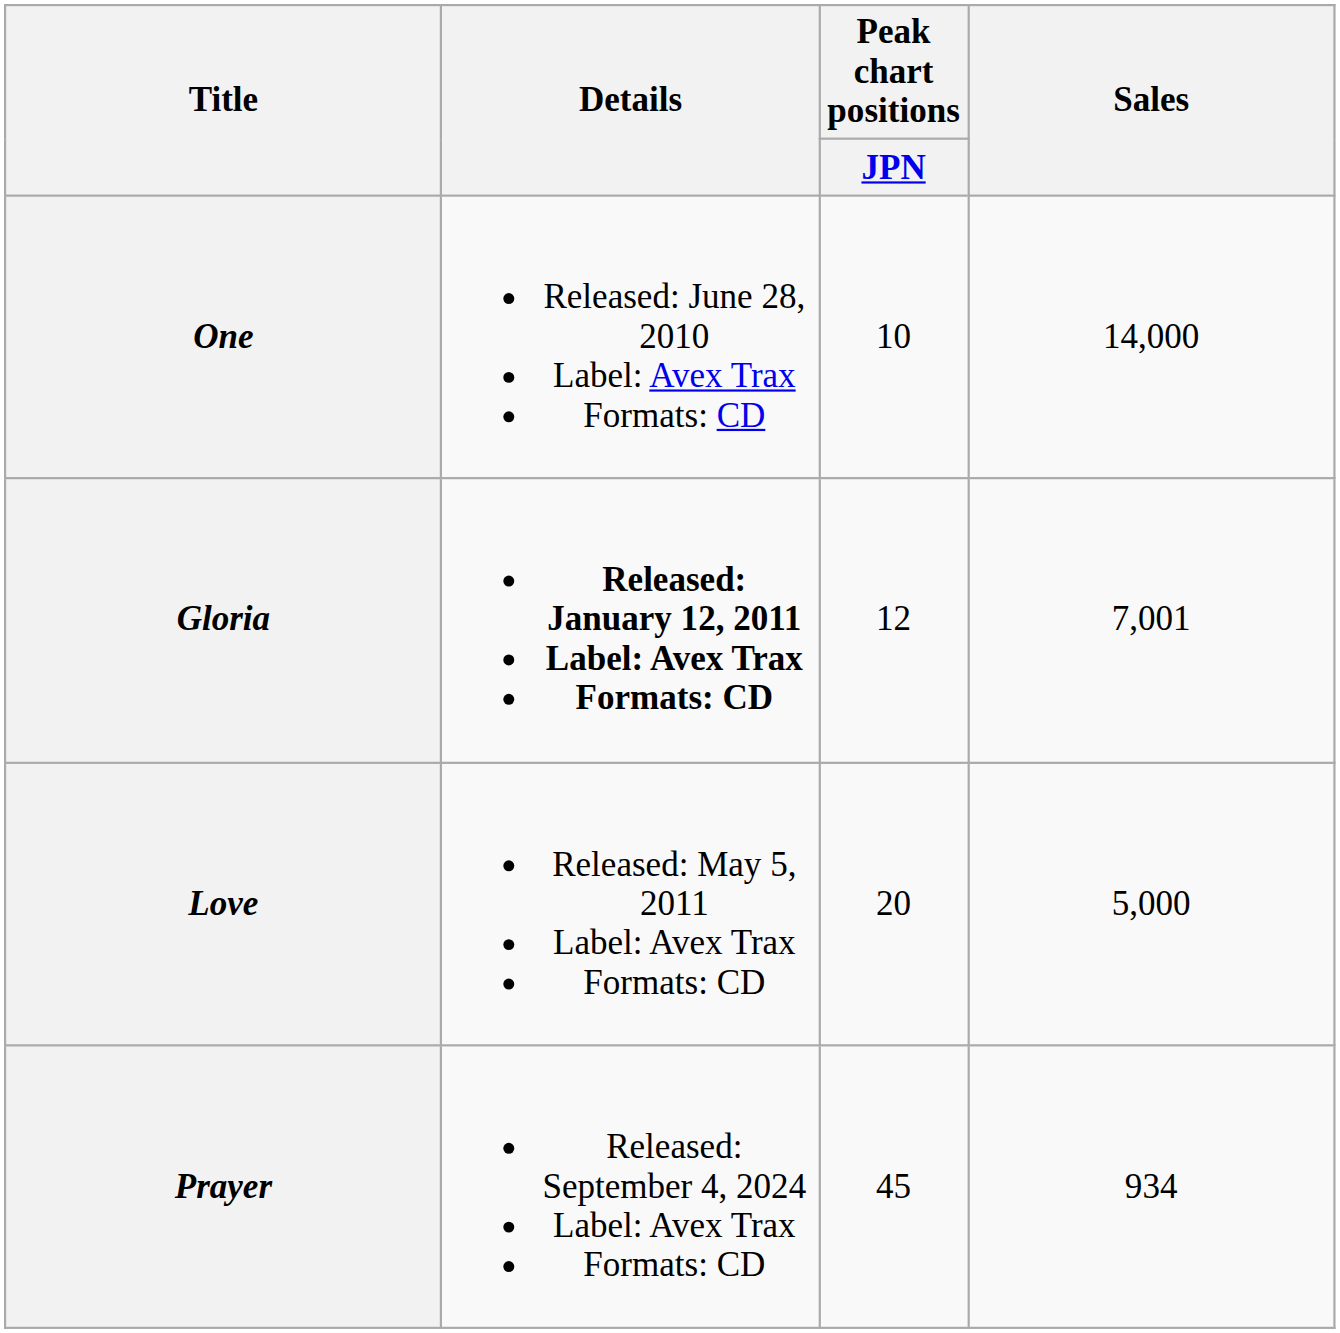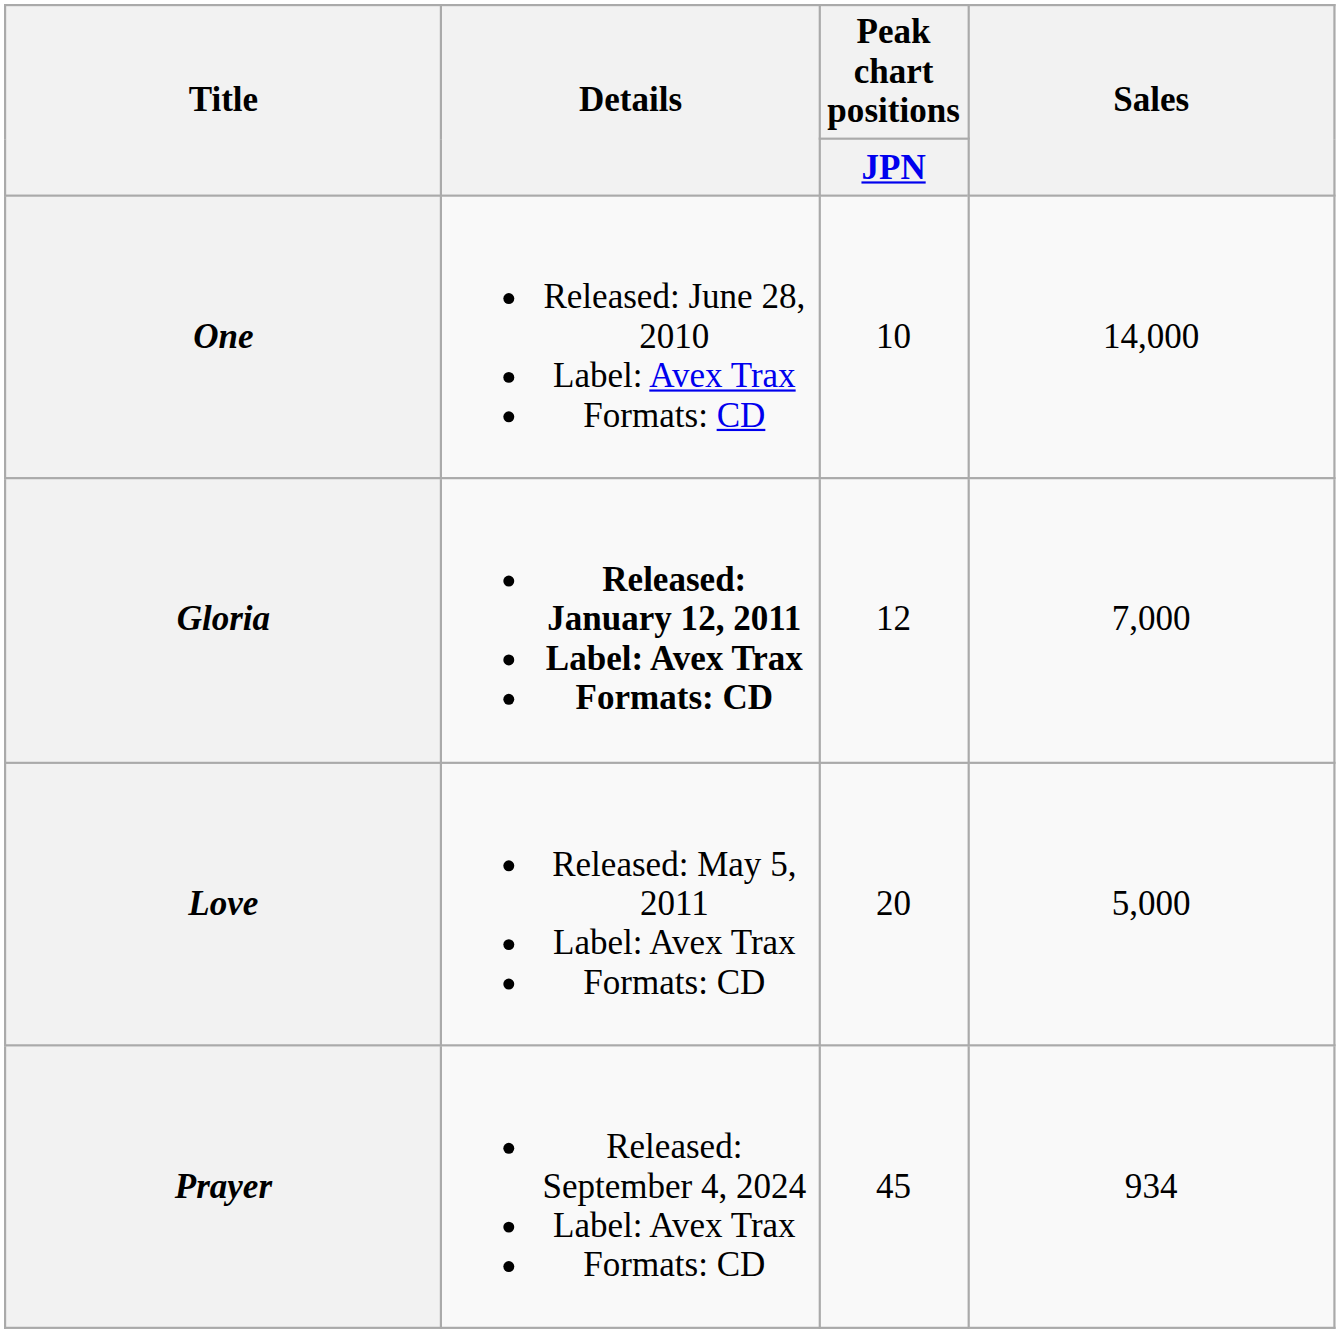(1151, 619) 7,001 -> (1151, 619) 7,000
